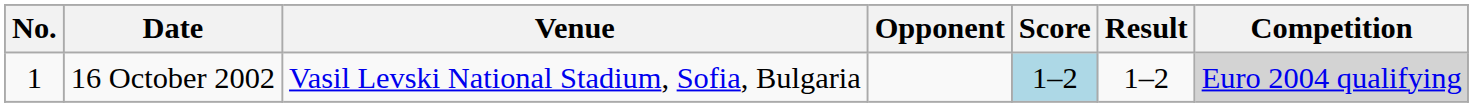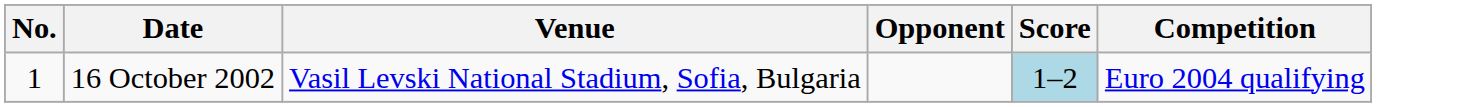- column: (1146, 28)
(1332, 76) lightgrey background -> (1235, 76) no background
